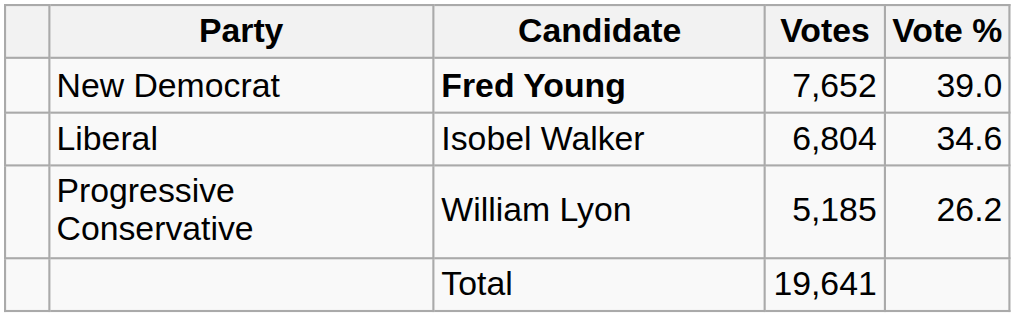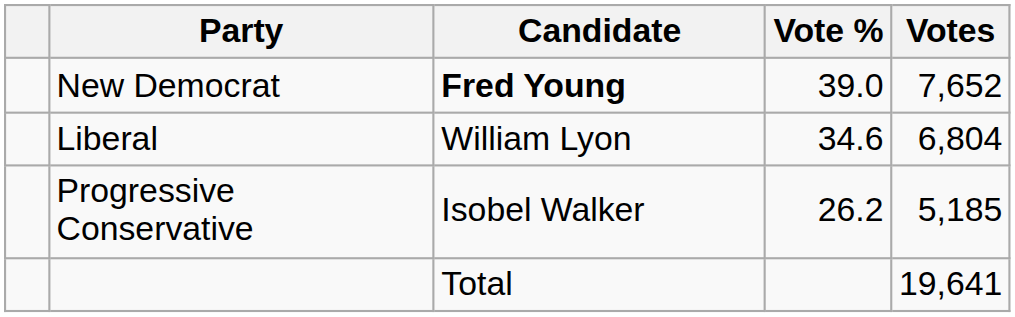columns swapped: (825, 31) <-> (947, 31)
(543, 138) Isobel Walker -> (536, 138) William Lyon
(536, 210) William Lyon -> (543, 210) Isobel Walker
